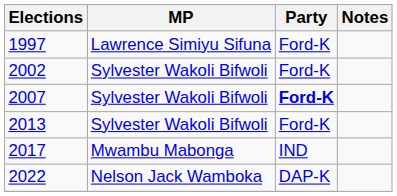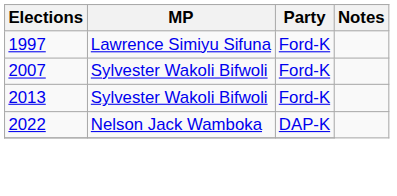- row: (27, 71)
(306, 97) bold -> (304, 71) normal
- row: (27, 151)
